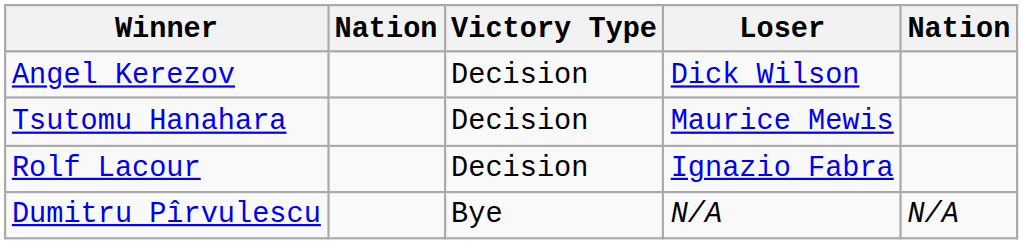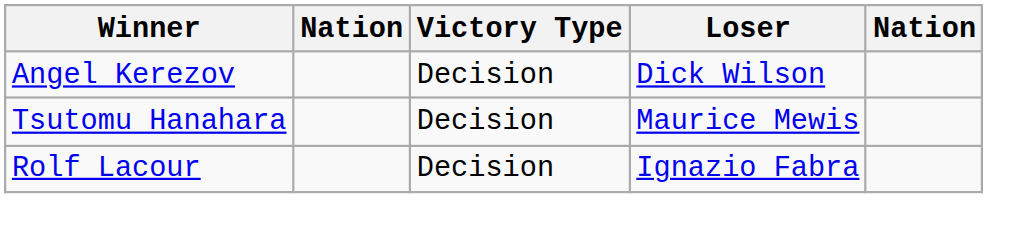- row: (166, 215)
